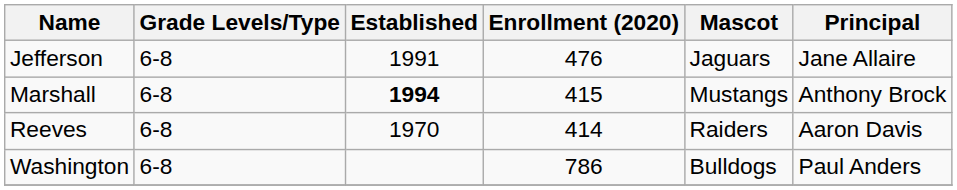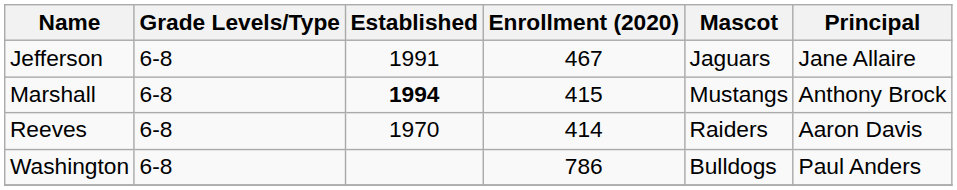(584, 58) 476 -> (584, 58) 467
